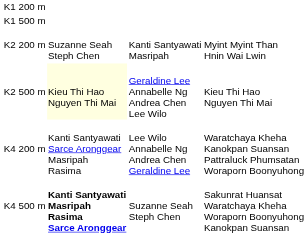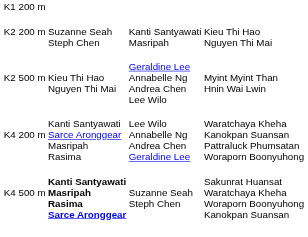- row: (25, 20)
(241, 50) Myint Myint Than Hnin Wai Lwin -> (238, 37) Kieu Thi Hao Nguyen Thi Mai
(82, 97) lightyellow background -> (82, 83) no background
(238, 97) Kieu Thi Hao Nguyen Thi Mai -> (241, 83) Myint Myint Than Hnin Wai Lwin
